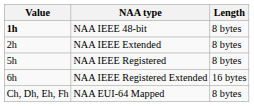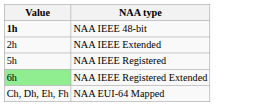- column: (229, 12)
(12, 77) no background -> (12, 77) lightgreen background
